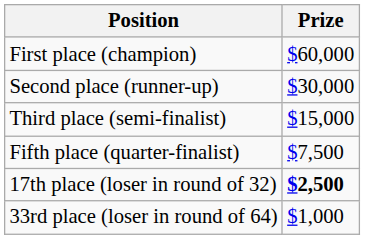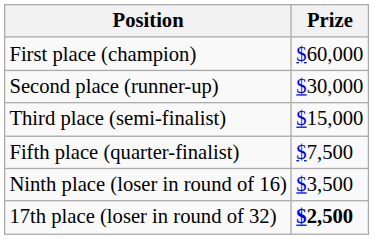+ row: (148, 184)
- row: (144, 217)
